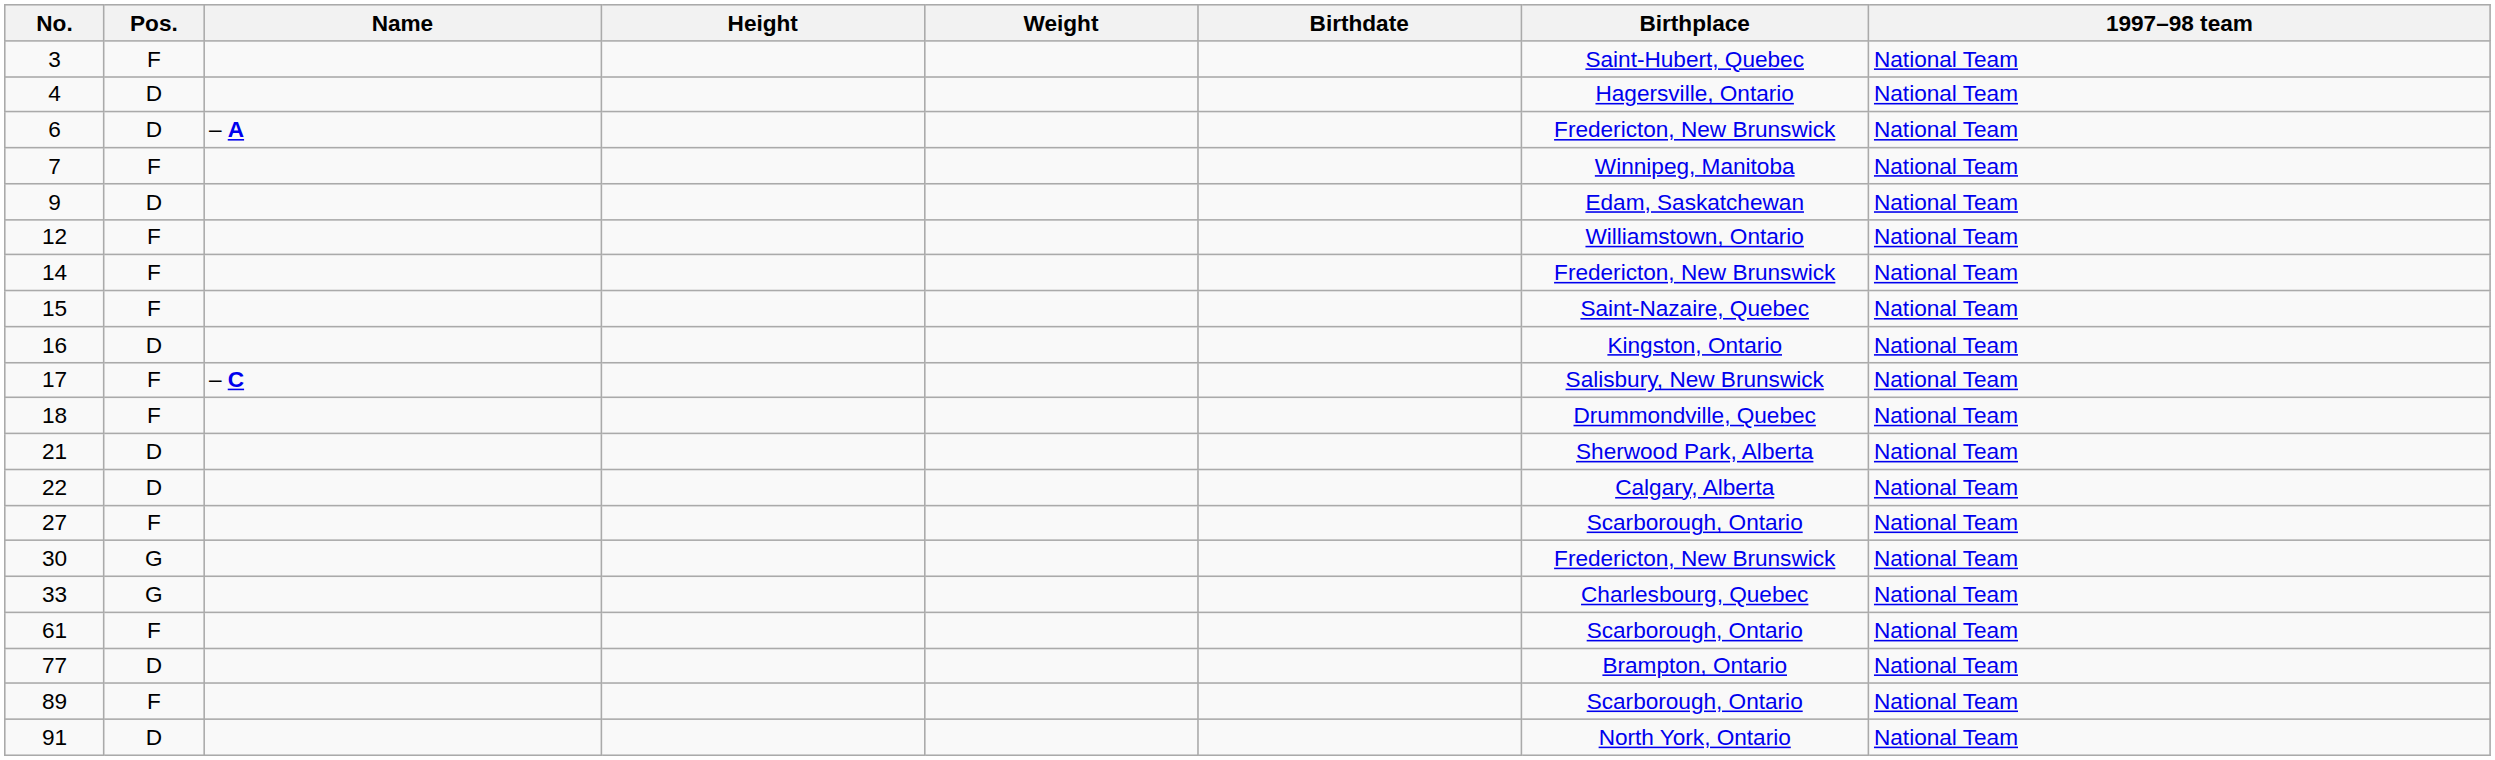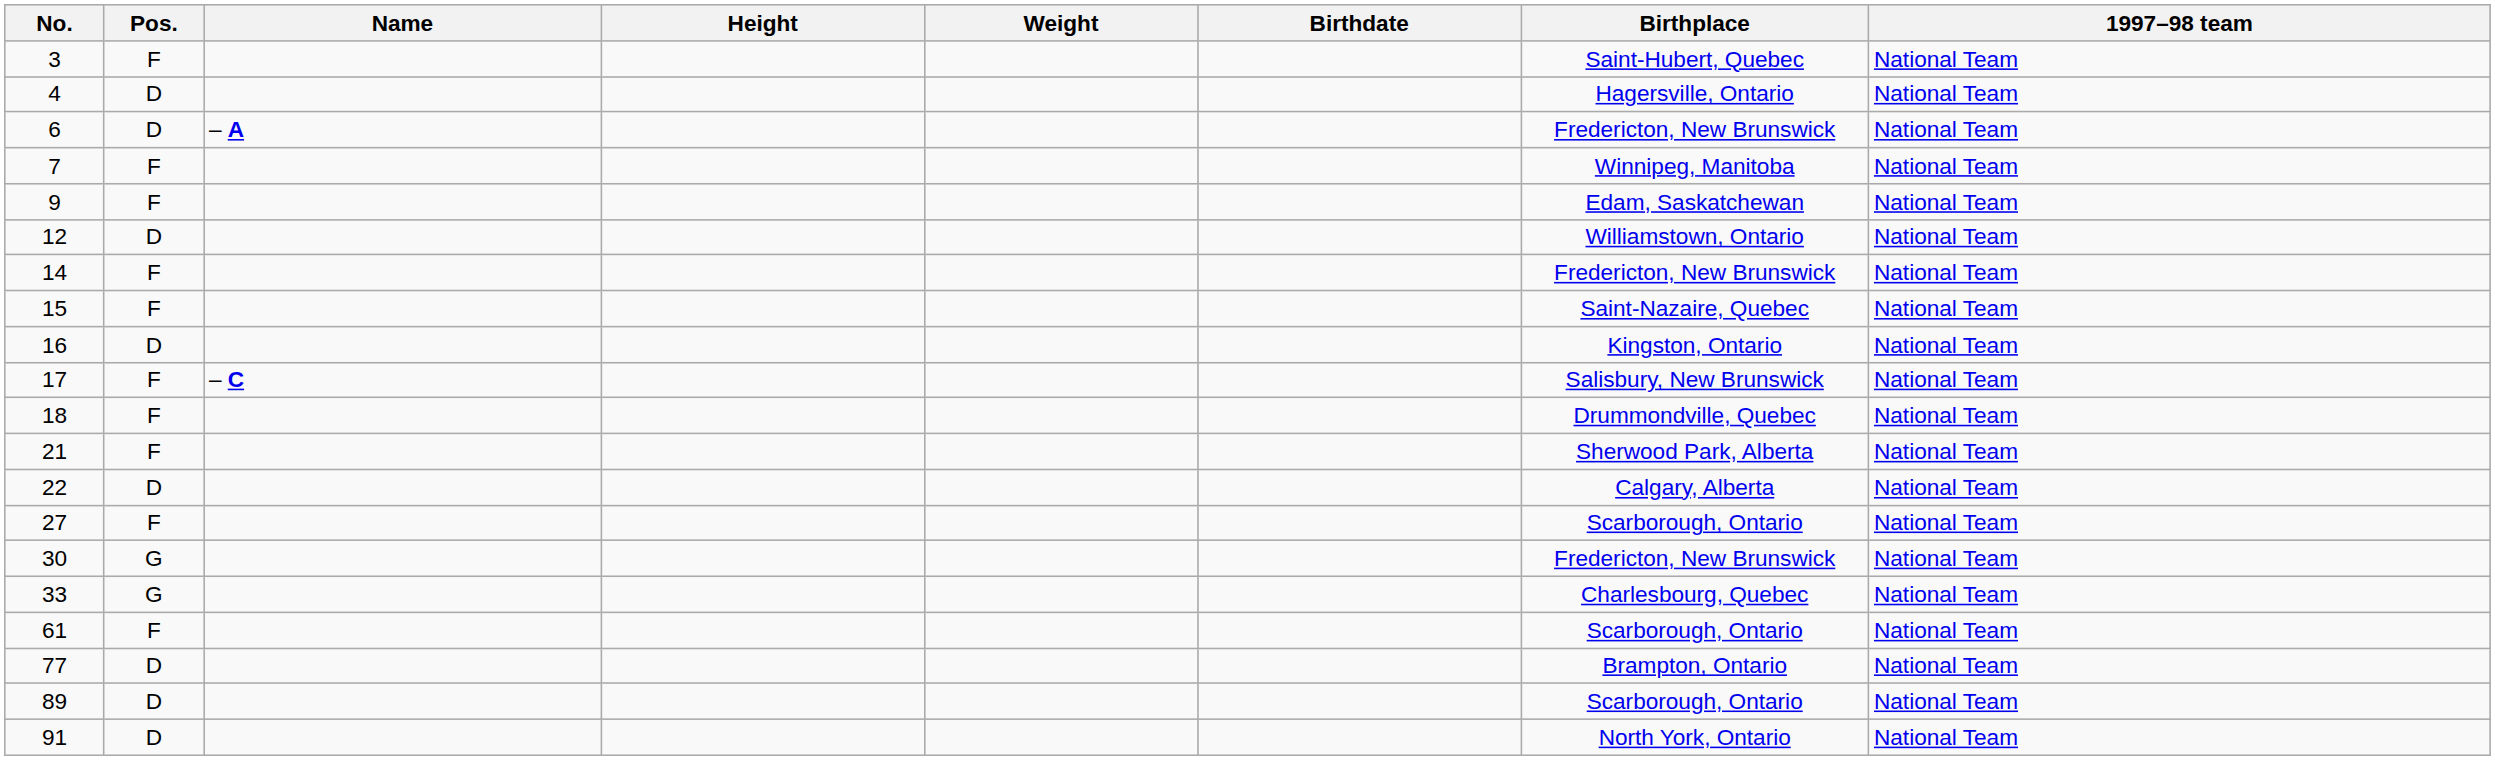(154, 202) D -> (154, 202) F
(154, 237) F -> (154, 237) D
(154, 452) D -> (154, 452) F
(154, 702) F -> (154, 702) D
